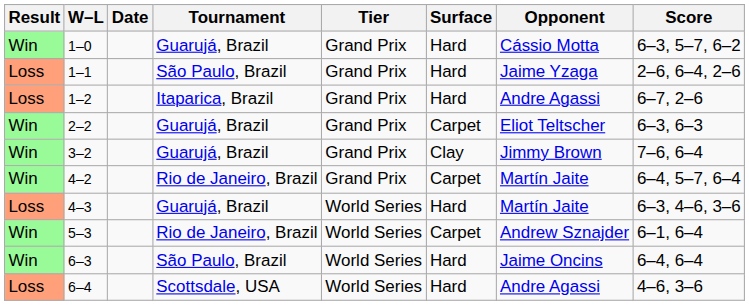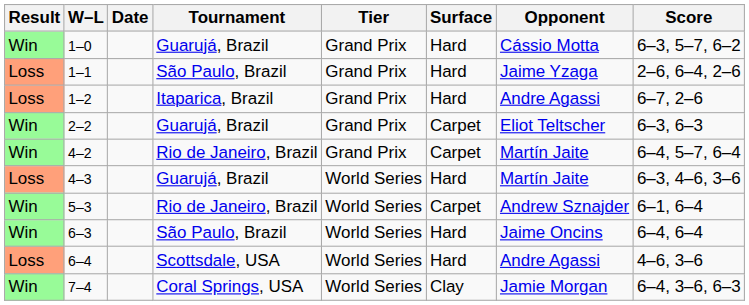- row: (80, 153)
+ row: (80, 287)
